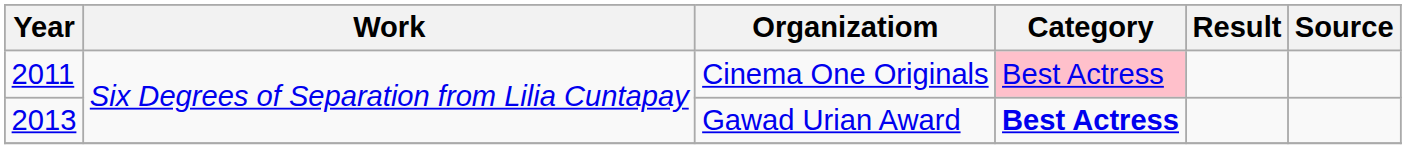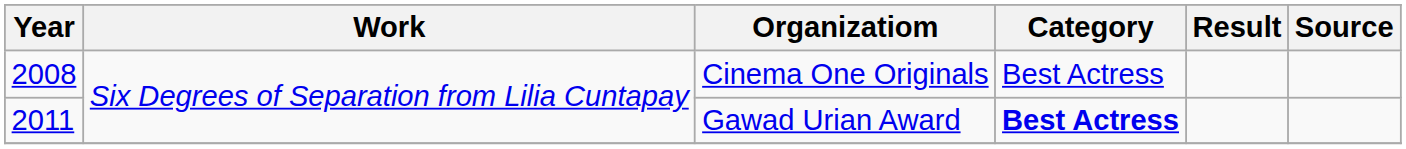(43, 73) 2011 -> (44, 73) 2008
(1083, 73) pink background -> (1083, 73) no background
(44, 119) 2013 -> (43, 119) 2011
